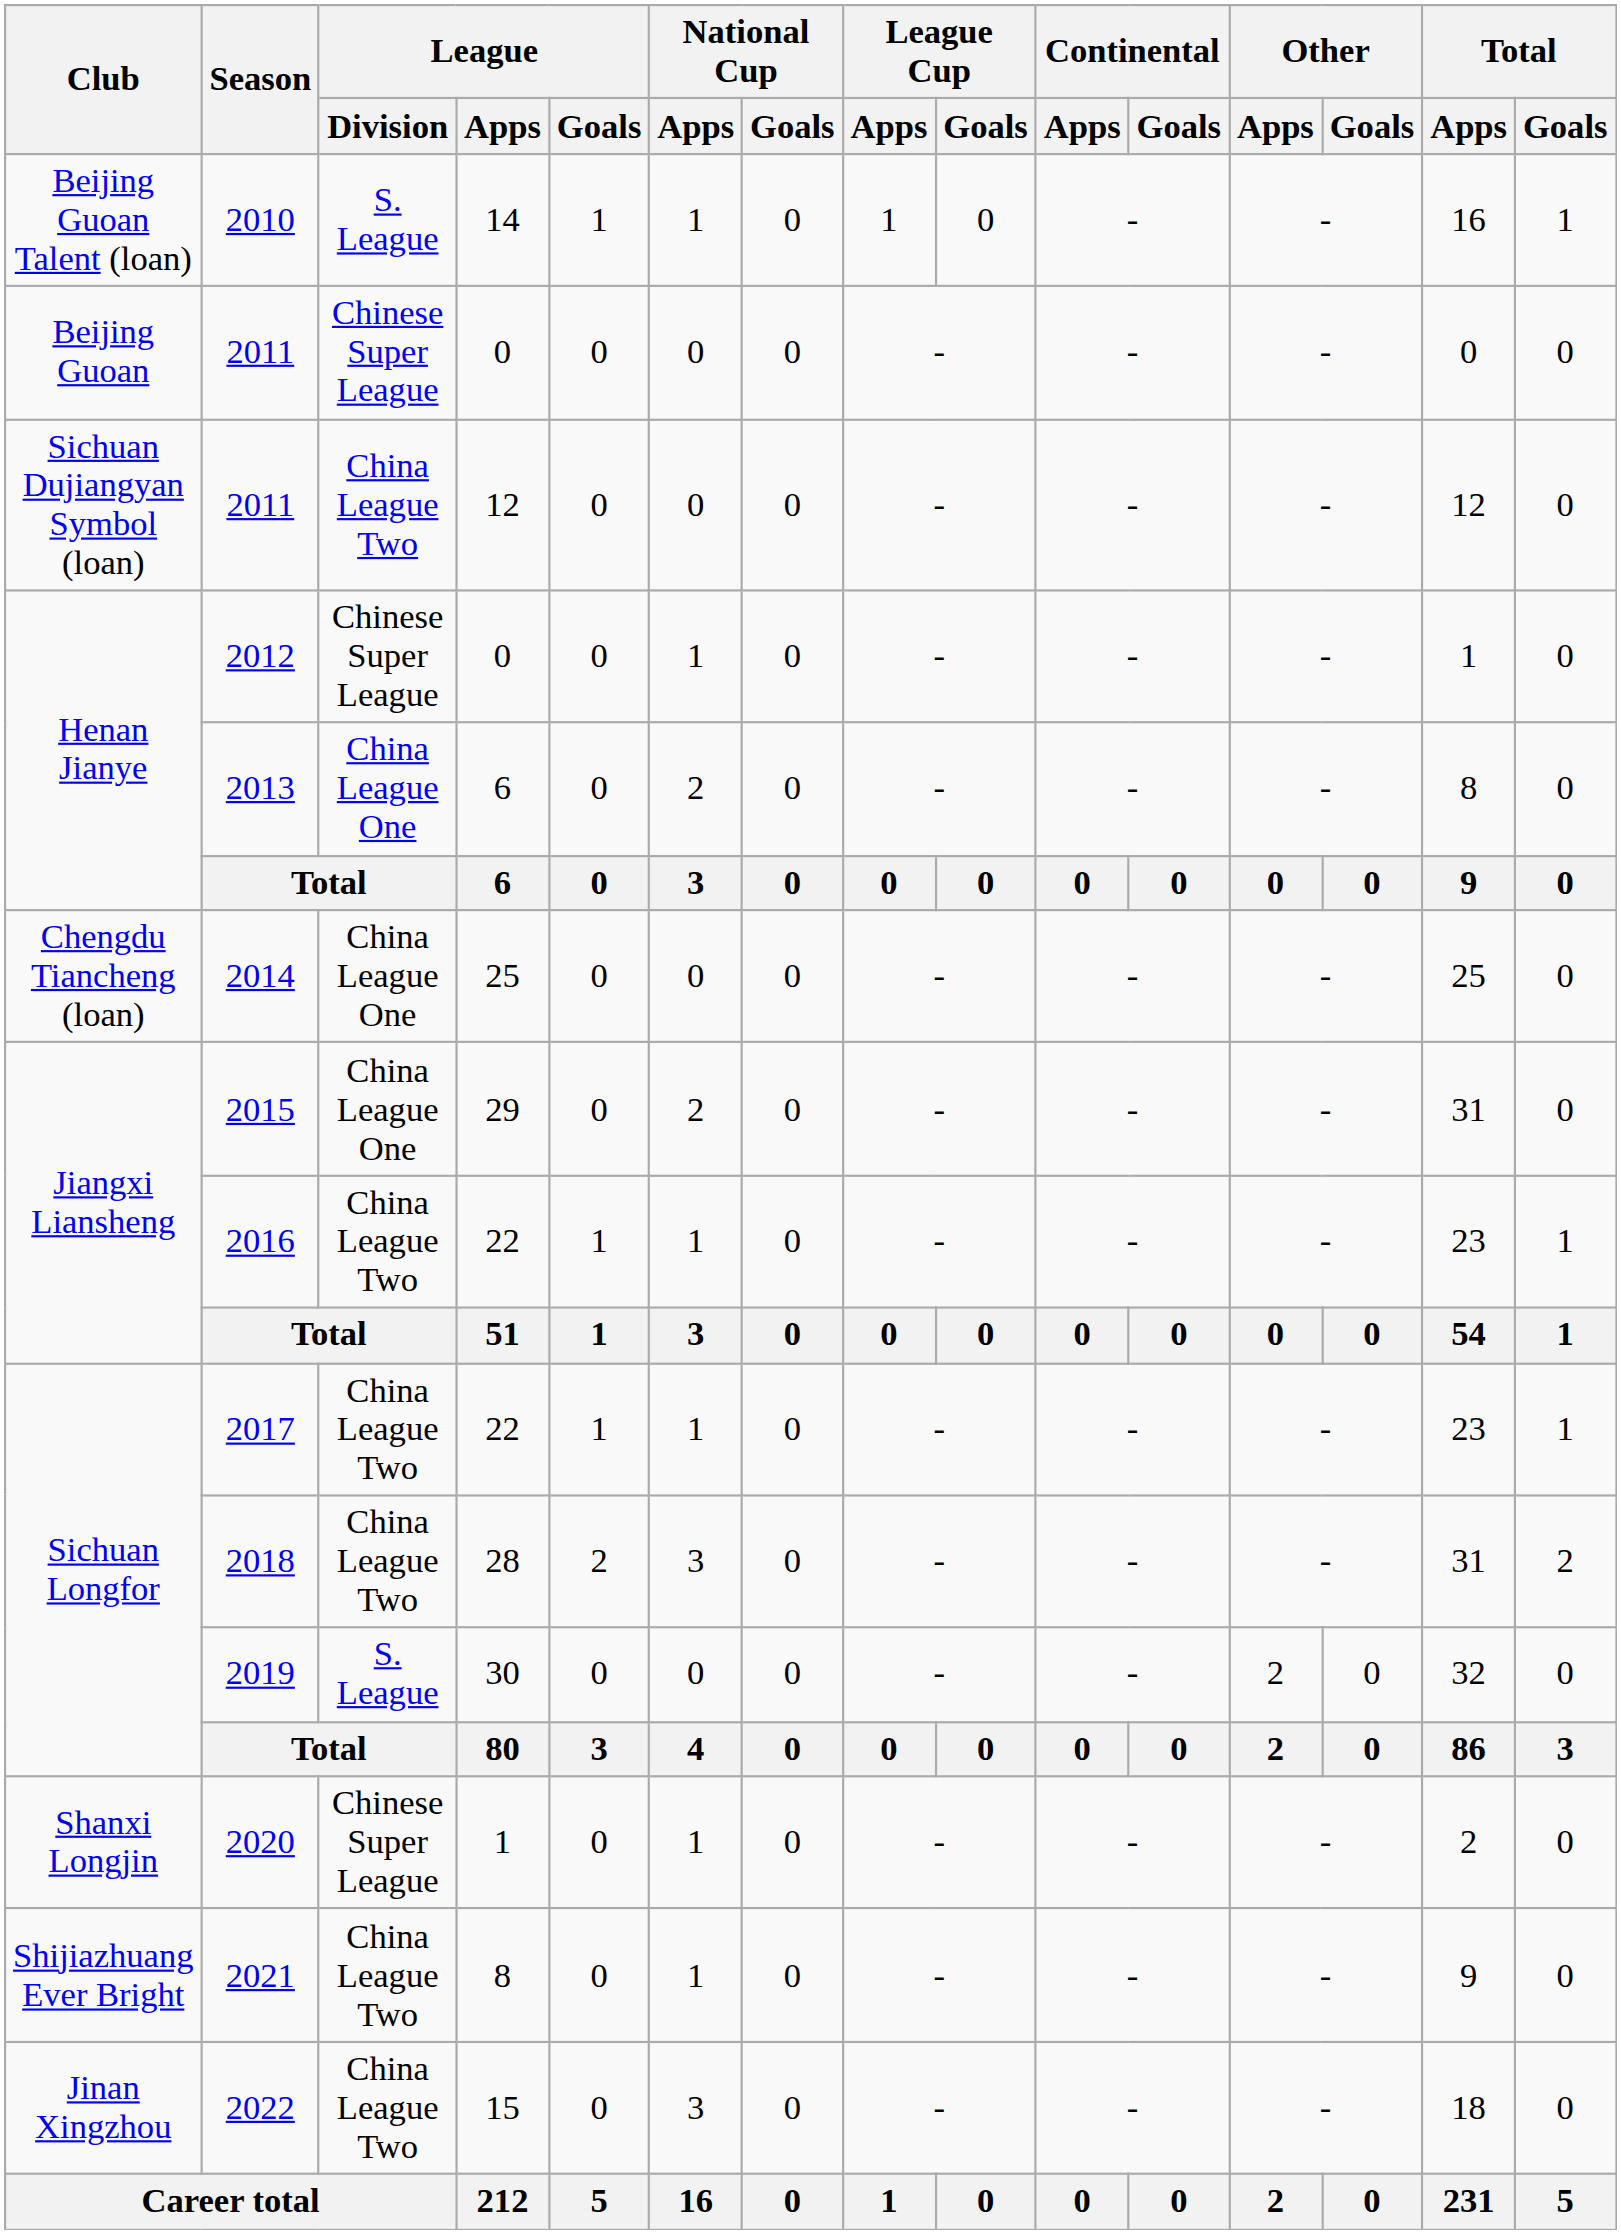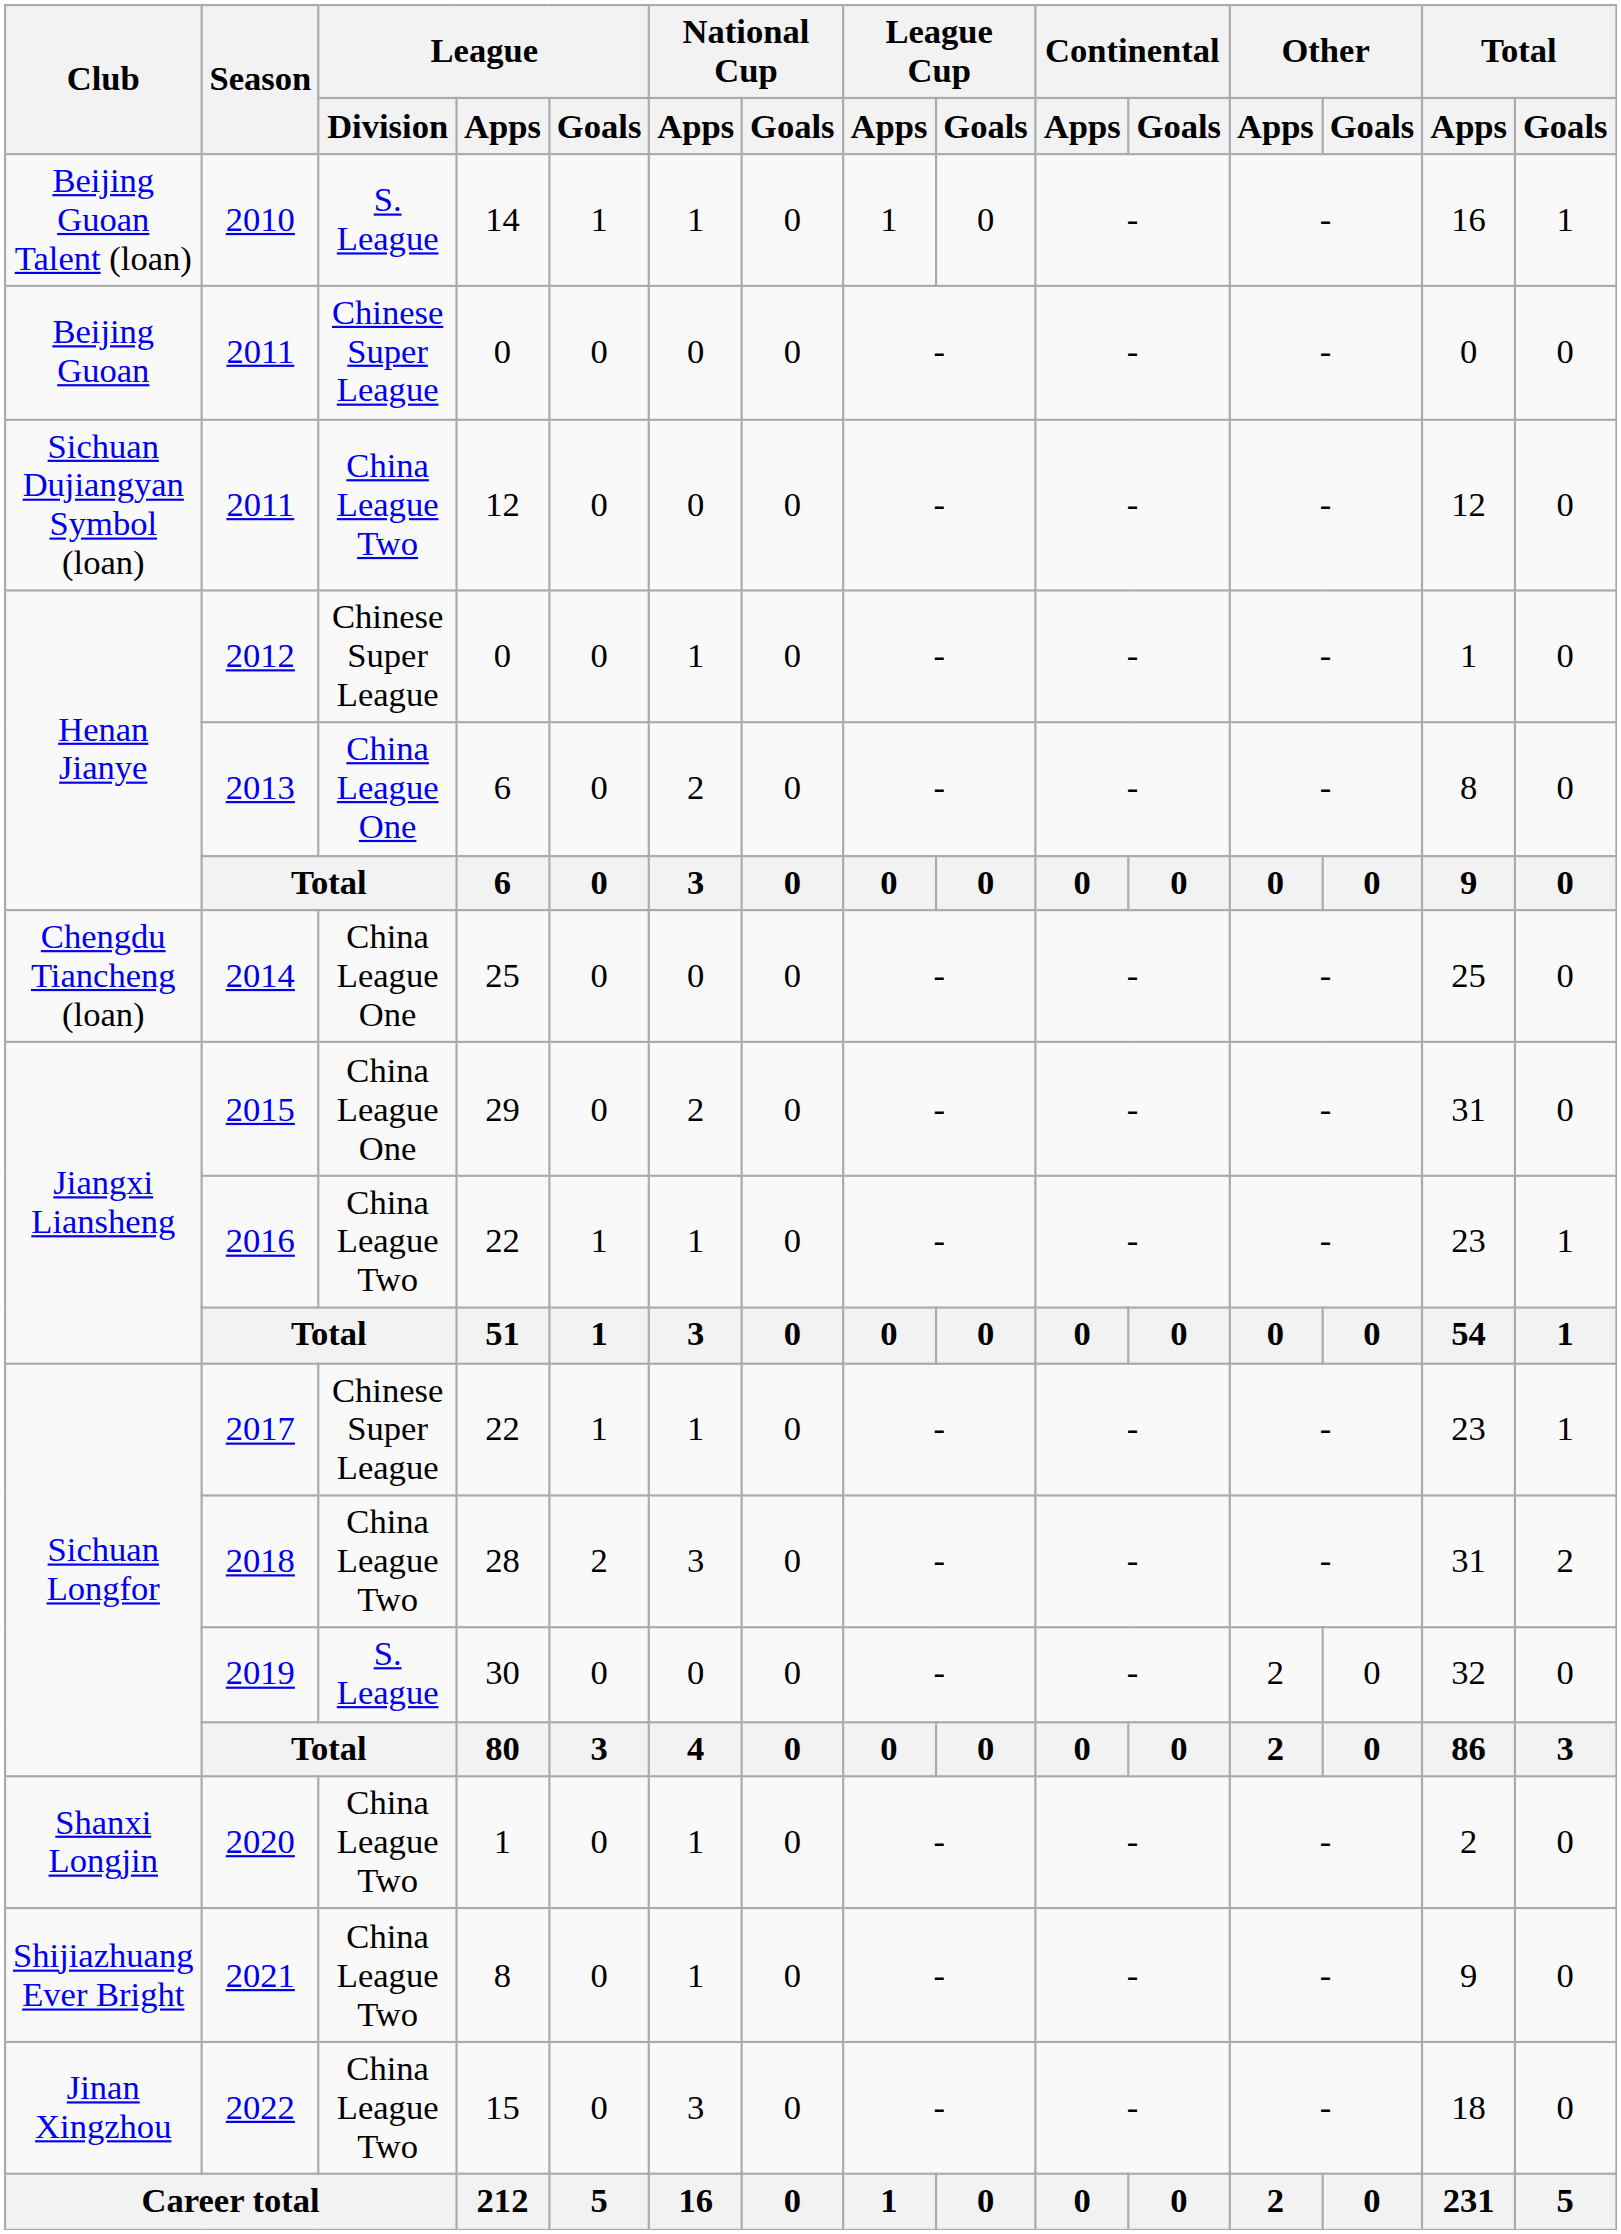(388, 1428) China League Two -> (388, 1428) Chinese Super League
(388, 1841) Chinese Super League -> (388, 1841) China League Two
